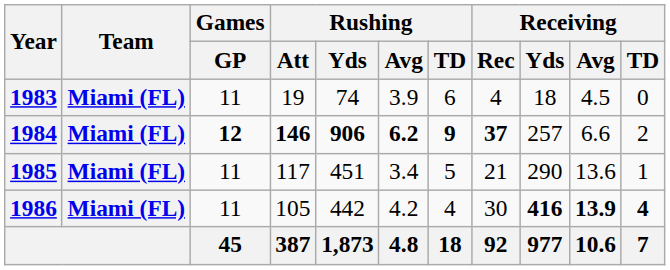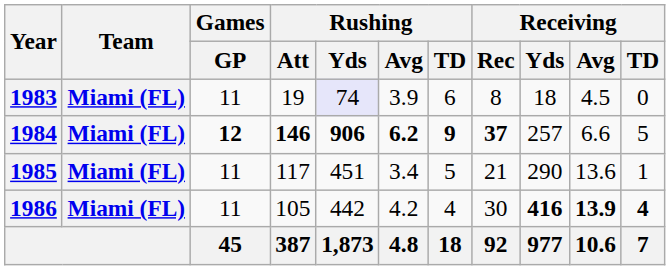(347, 97) no background -> (347, 97) lavender background
(496, 97) 4 -> (496, 97) 8
(643, 134) 2 -> (643, 134) 5
